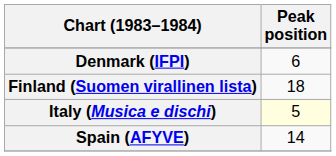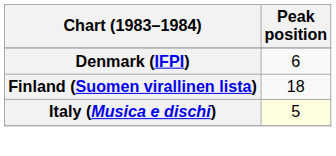- row: (133, 138)
